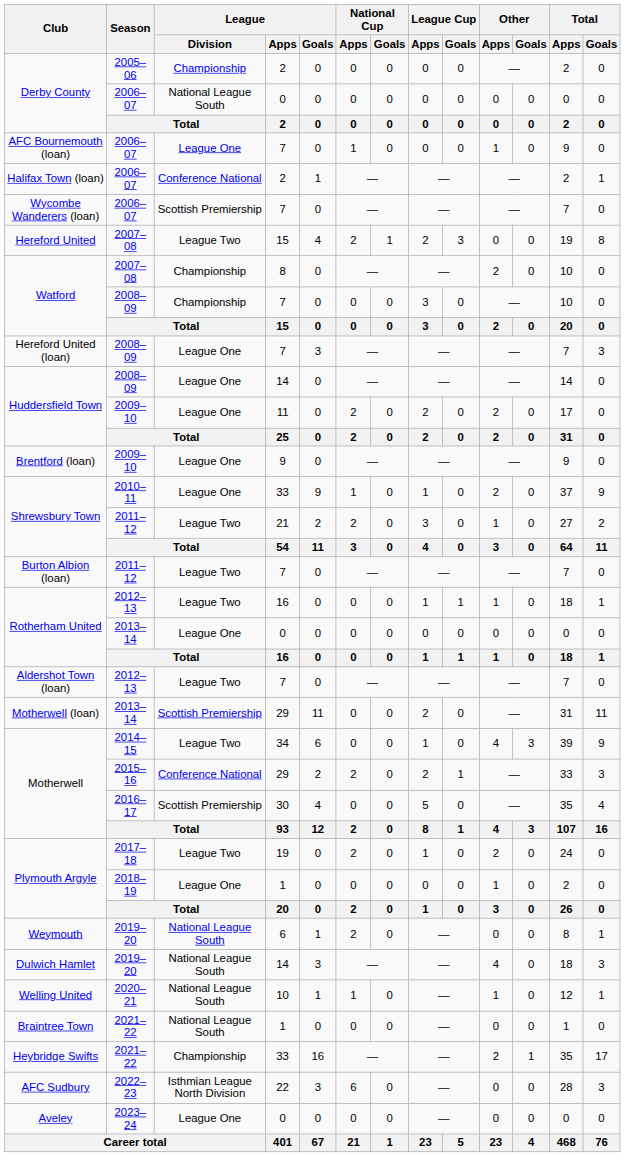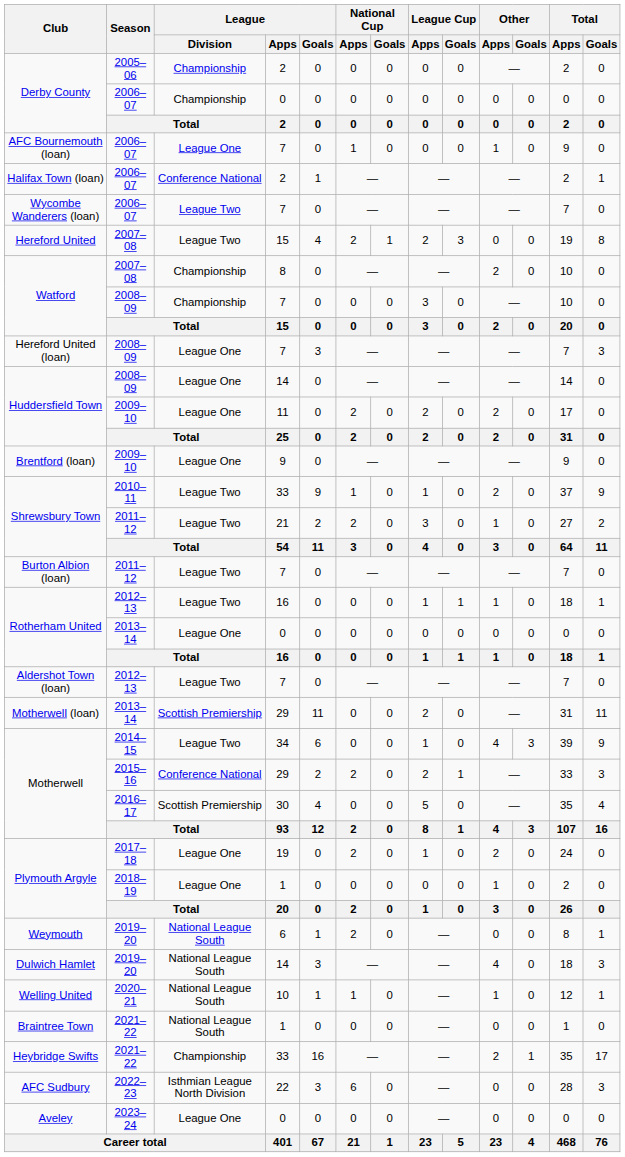(210, 99) National League South -> (210, 99) Championship
(210, 209) Scottish Premiership -> (210, 209) League Two
(210, 492) League One -> (210, 492) League Two
(210, 854) League Two -> (210, 854) League One
